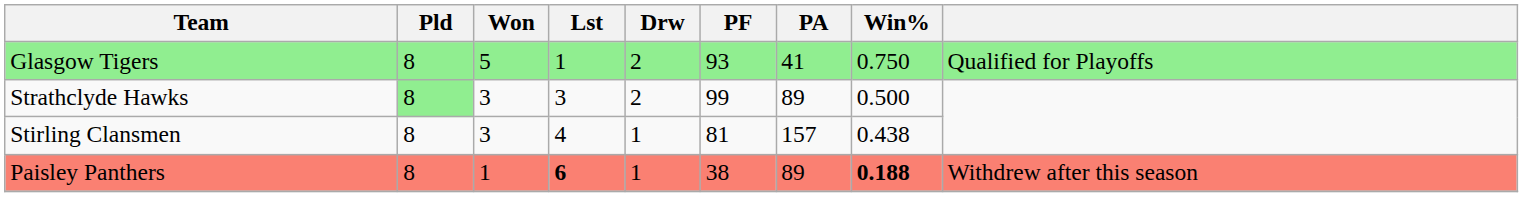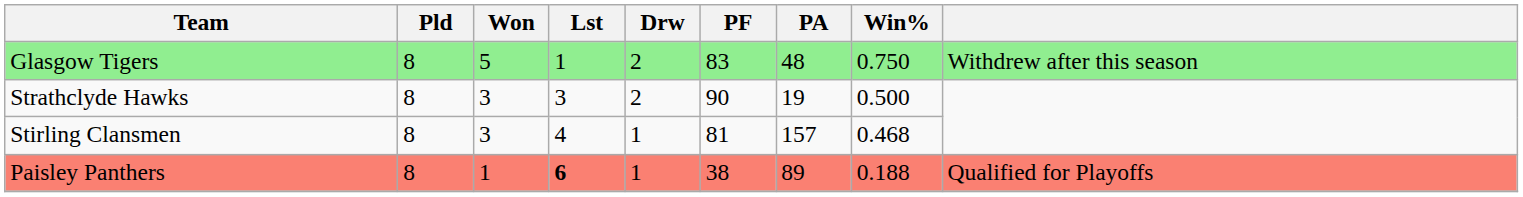(717, 60) 93 -> (717, 60) 83
(793, 60) 41 -> (793, 60) 48
(1051, 60) Qualified for Playoffs -> (1073, 60) Withdrew after this season
(409, 97) lightgreen background -> (409, 97) no background
(717, 97) 99 -> (717, 97) 90
(793, 97) 89 -> (793, 97) 19
(883, 135) 0.438 -> (883, 135) 0.468
(883, 172) bold -> (883, 172) normal
(1073, 172) Withdrew after this season -> (1051, 172) Qualified for Playoffs
